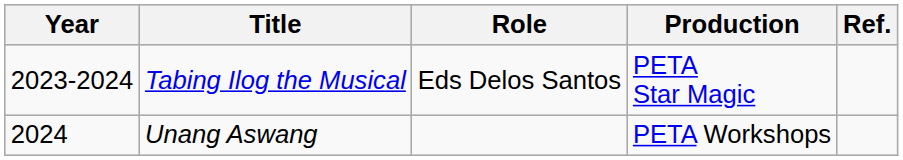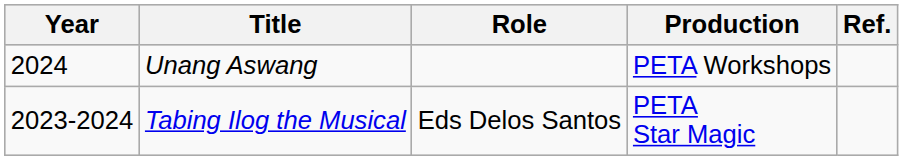rows swapped: (275, 79) <-> (231, 134)
